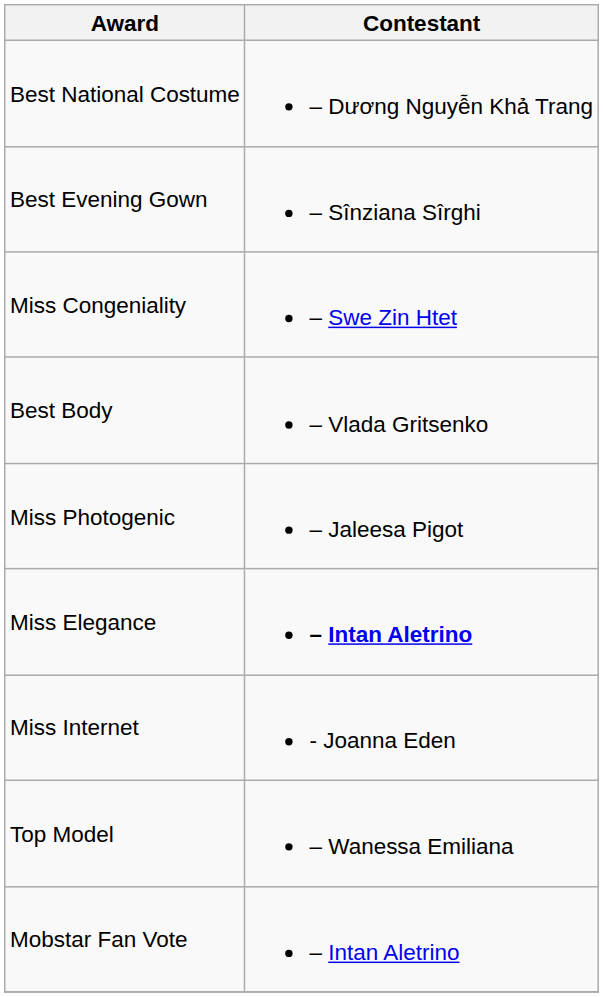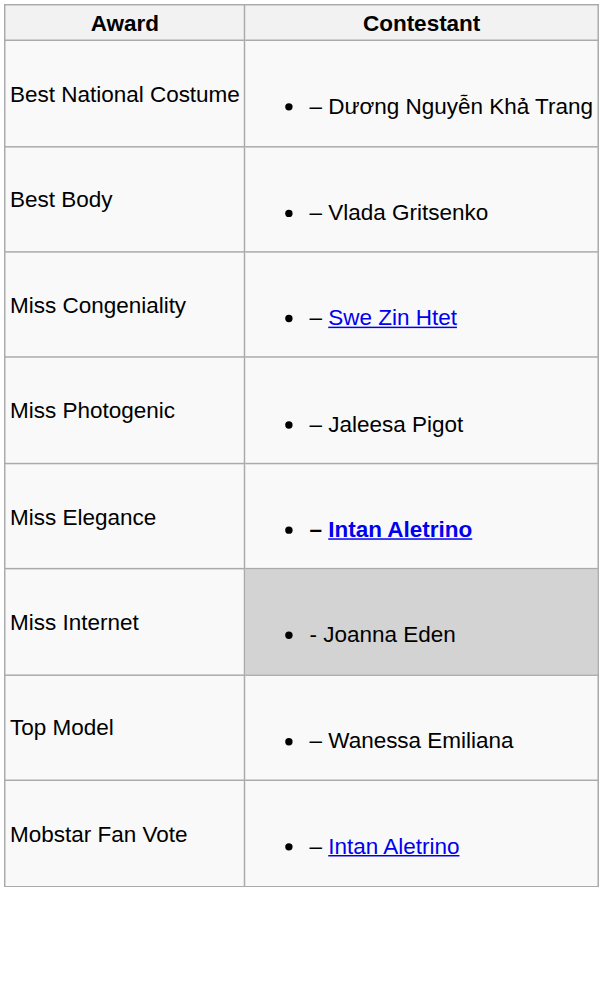- row: (109, 199)
rows swapped: (61, 411) <-> (98, 305)
(422, 740) no background -> (422, 635) lightgrey background
